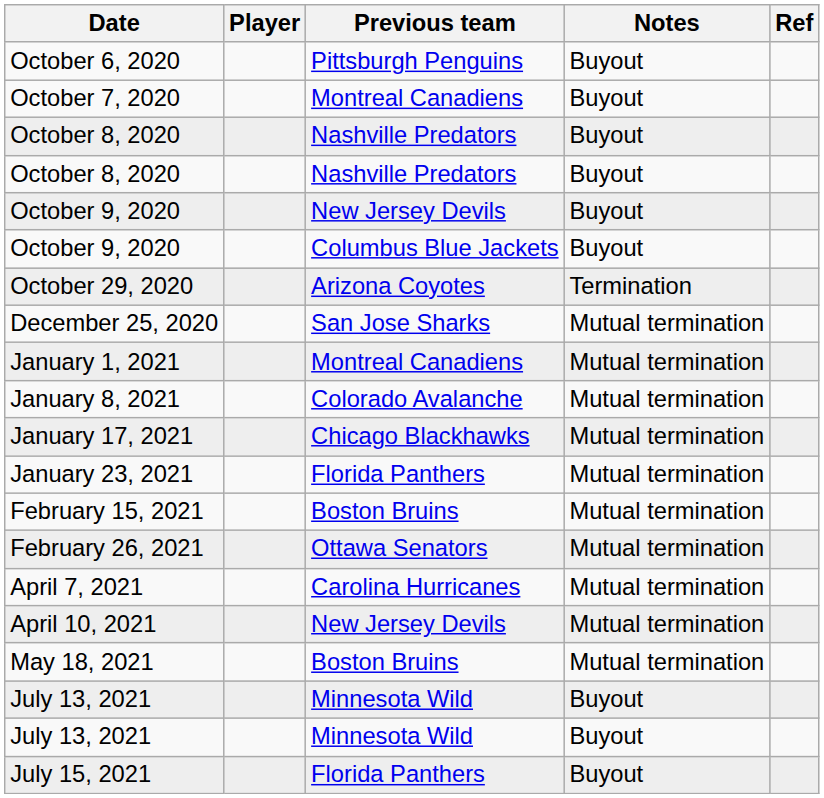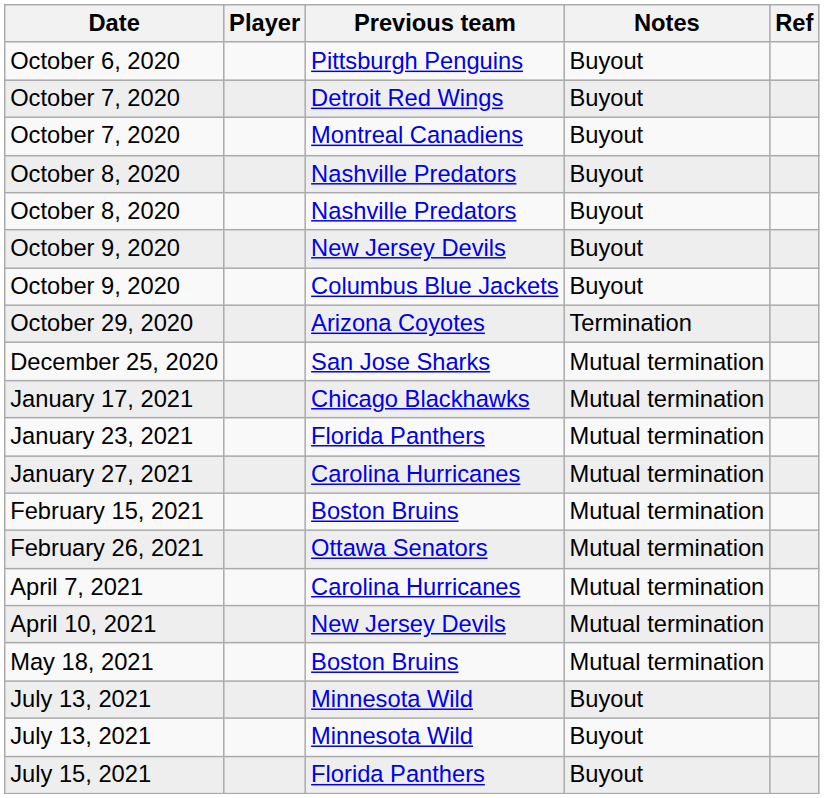+ row: (95, 98)
- row: (95, 361)
- row: (95, 398)
+ row: (102, 473)
